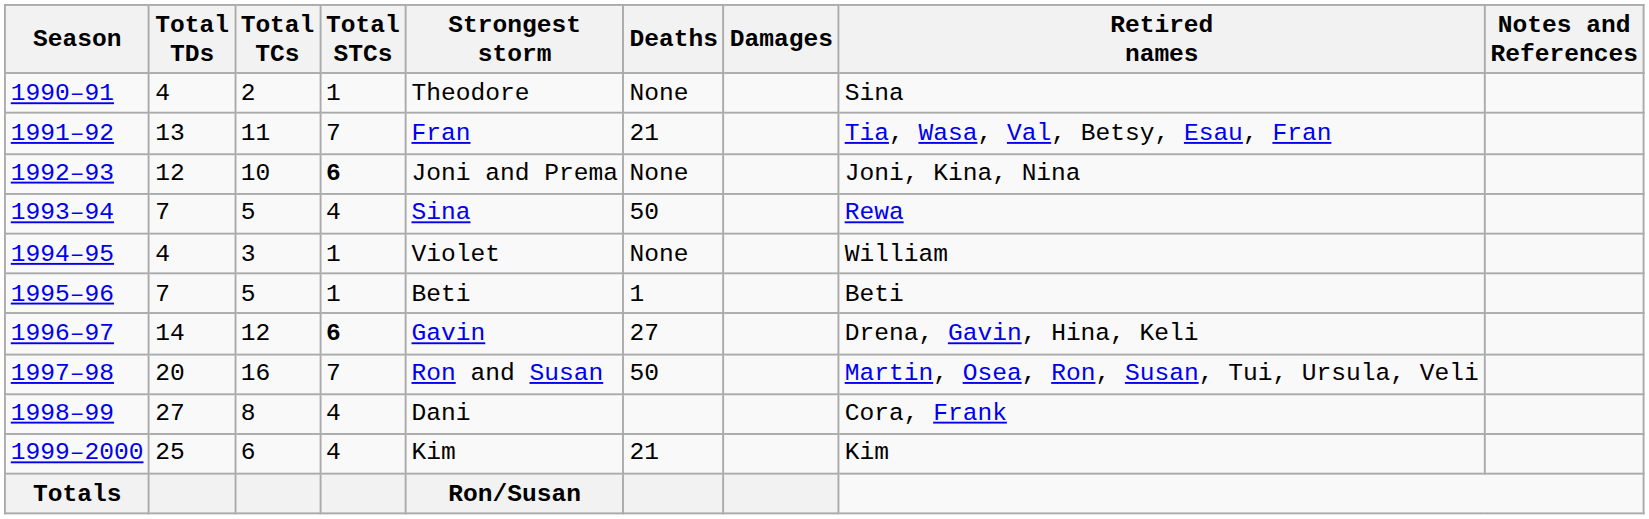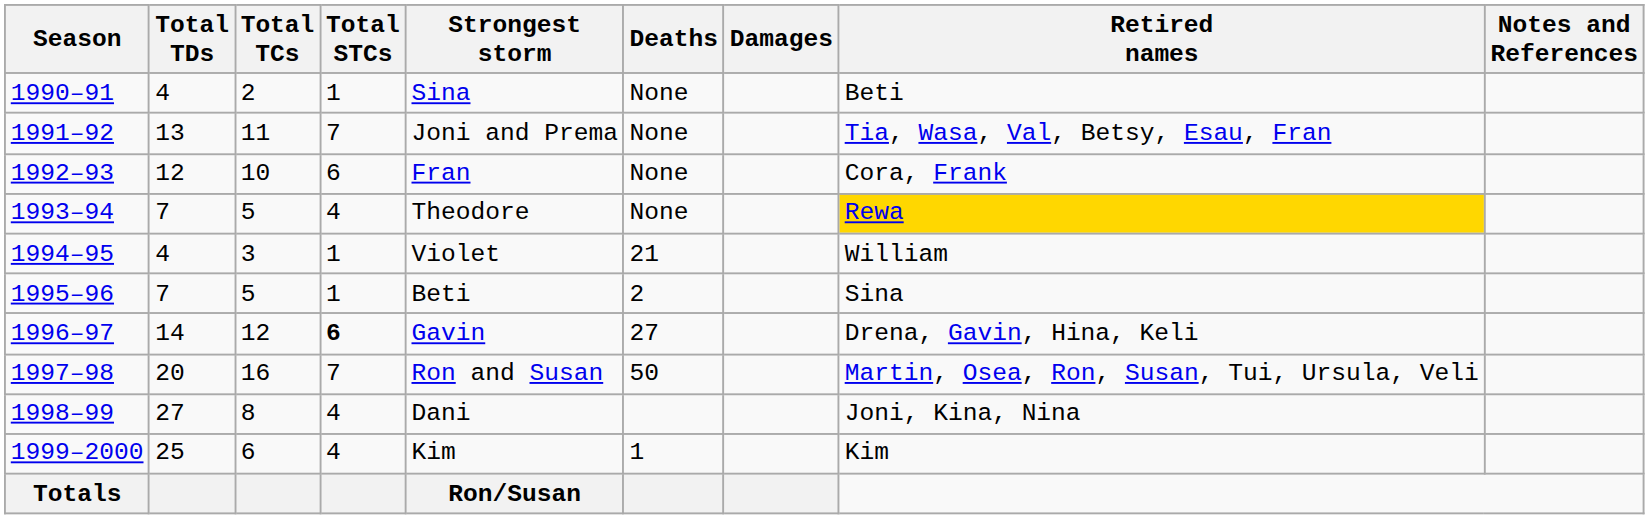(470, 93) Theodore -> (441, 93) Sina
(874, 93) Sina -> (874, 93) Beti
(441, 133) Fran -> (515, 133) Joni and Prema
(644, 133) 21 -> (659, 133) None
(333, 173) bold -> (333, 173) normal
(515, 173) Joni and Prema -> (441, 173) Fran
(963, 173) Joni, Kina, Nina -> (926, 173) Cora, Frank
(441, 213) Sina -> (470, 213) Theodore
(644, 213) 50 -> (659, 213) None
(874, 213) no background -> (874, 213) gold background
(659, 254) None -> (644, 254) 21
(637, 294) 1 -> (637, 294) 2
(874, 294) Beti -> (874, 294) Sina
(926, 414) Cora, Frank -> (963, 414) Joni, Kina, Nina
(644, 454) 21 -> (637, 454) 1
